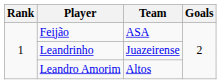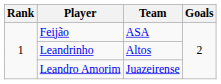(153, 50) Juazeirense -> (139, 50) Altos
(139, 69) Altos -> (153, 69) Juazeirense
